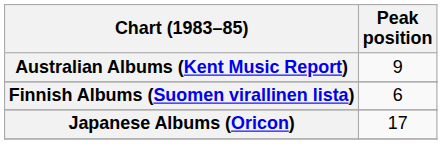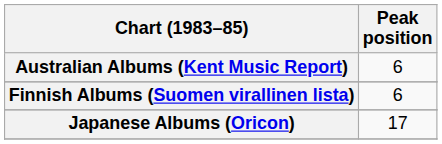(398, 67) 9 -> (398, 67) 6
